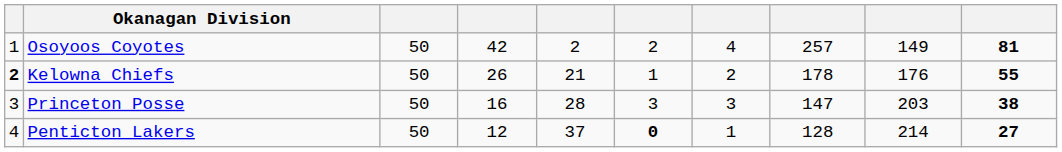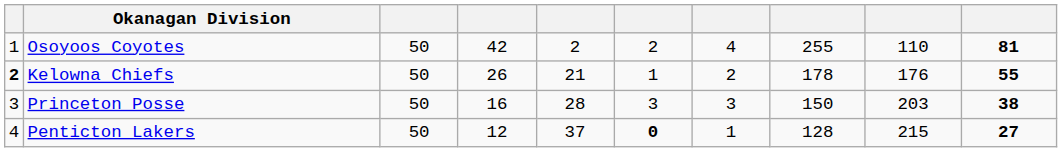(818, 47) 257 -> (818, 47) 255
(913, 47) 149 -> (913, 47) 110
(818, 104) 147 -> (818, 104) 150
(913, 132) 214 -> (913, 132) 215
